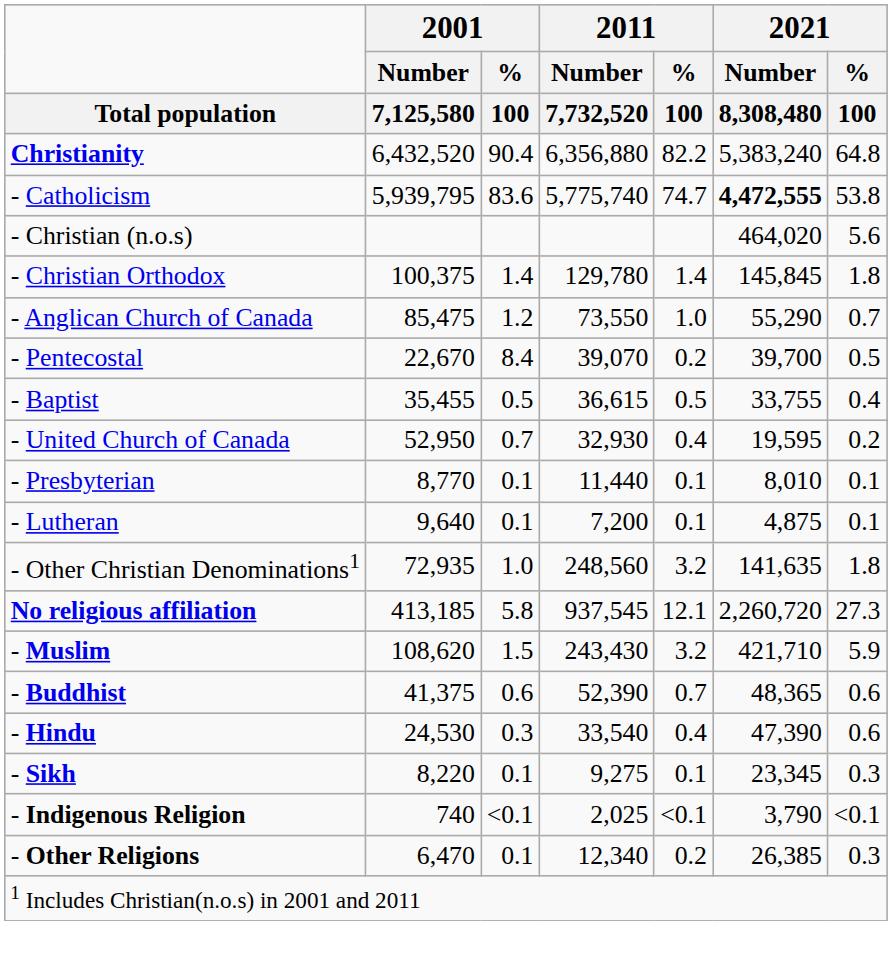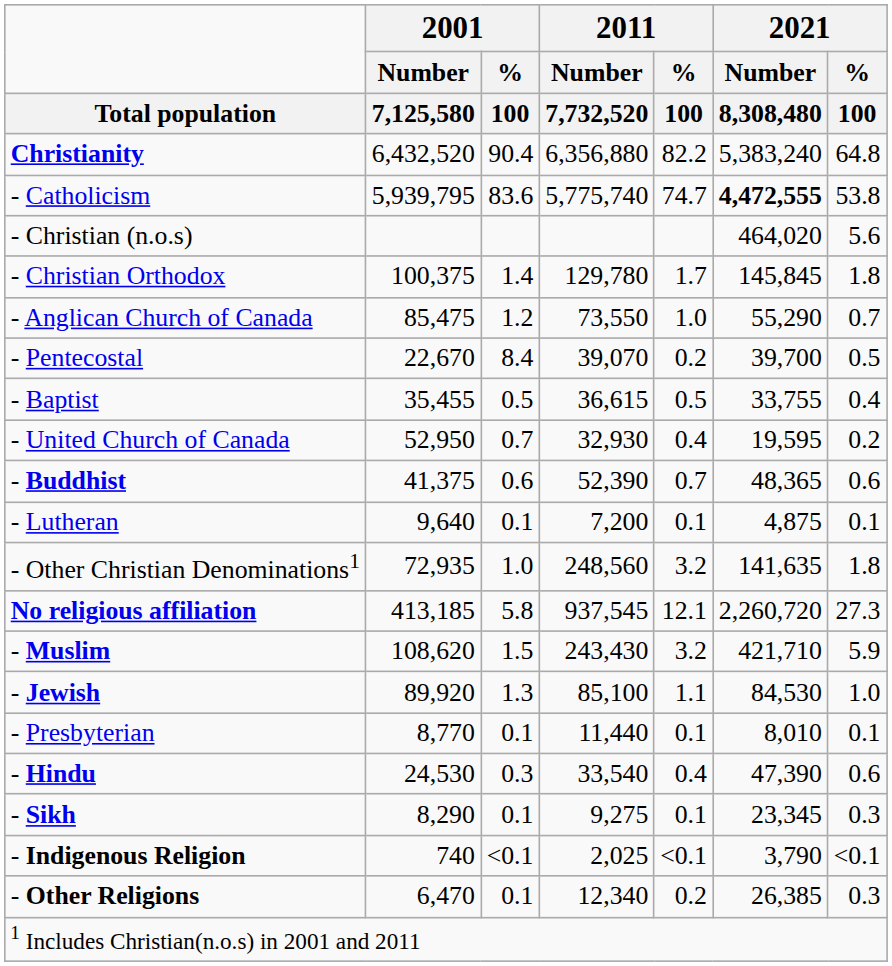(691, 276) 1.4 -> (691, 276) 1.7
rows swapped: (83, 480) <-> (68, 691)
+ row: (55, 691)
(446, 773) 8,220 -> (446, 814) 8,290
